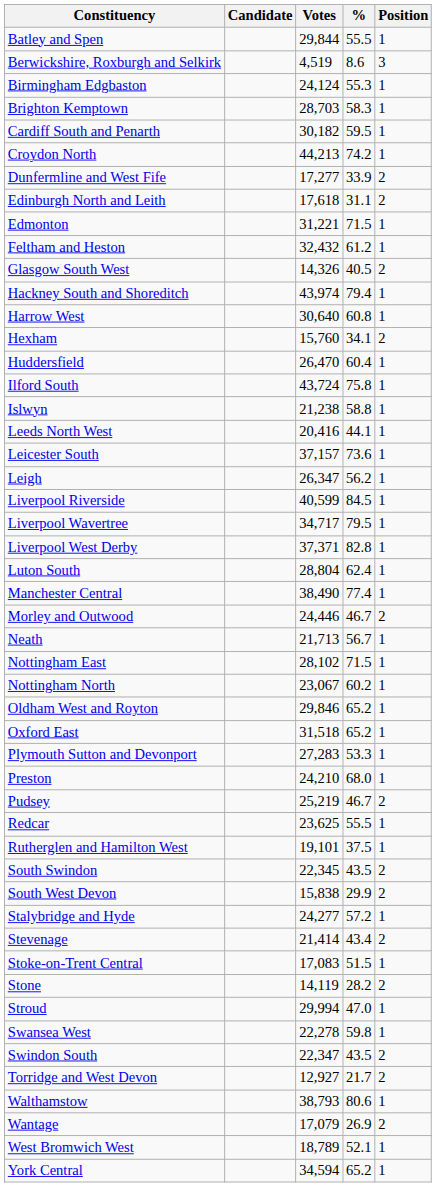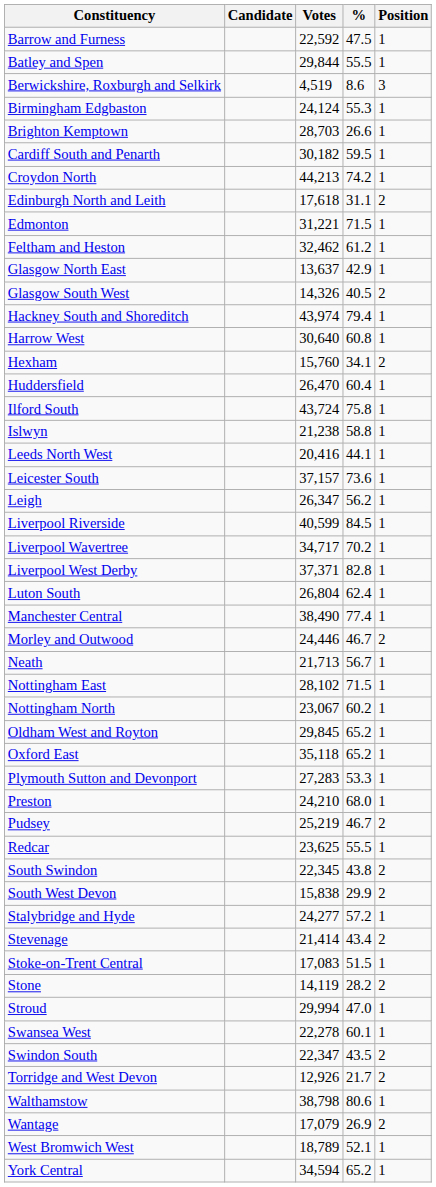+ row: (66, 39)
(359, 108) 58.3 -> (359, 131) 26.6
- row: (87, 177)
(319, 246) 32,432 -> (319, 246) 32,462
+ row: (67, 270)
(359, 524) 79.5 -> (359, 547) 70.2
(319, 570) 28,804 -> (319, 593) 26,804
(319, 708) 29,846 -> (319, 731) 29,845
(319, 731) 31,518 -> (319, 754) 35,118
- row: (98, 847)
(359, 870) 43.5 -> (359, 870) 43.8
(359, 1032) 59.8 -> (359, 1032) 60.1
(319, 1078) 12,927 -> (319, 1078) 12,926
(319, 1101) 38,793 -> (319, 1101) 38,798
